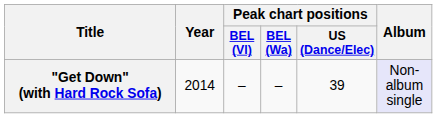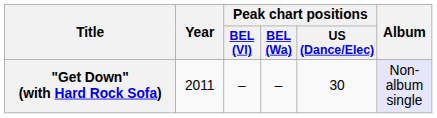(200, 86) 2014 -> (200, 86) 2011
(337, 86) 39 -> (337, 86) 30
